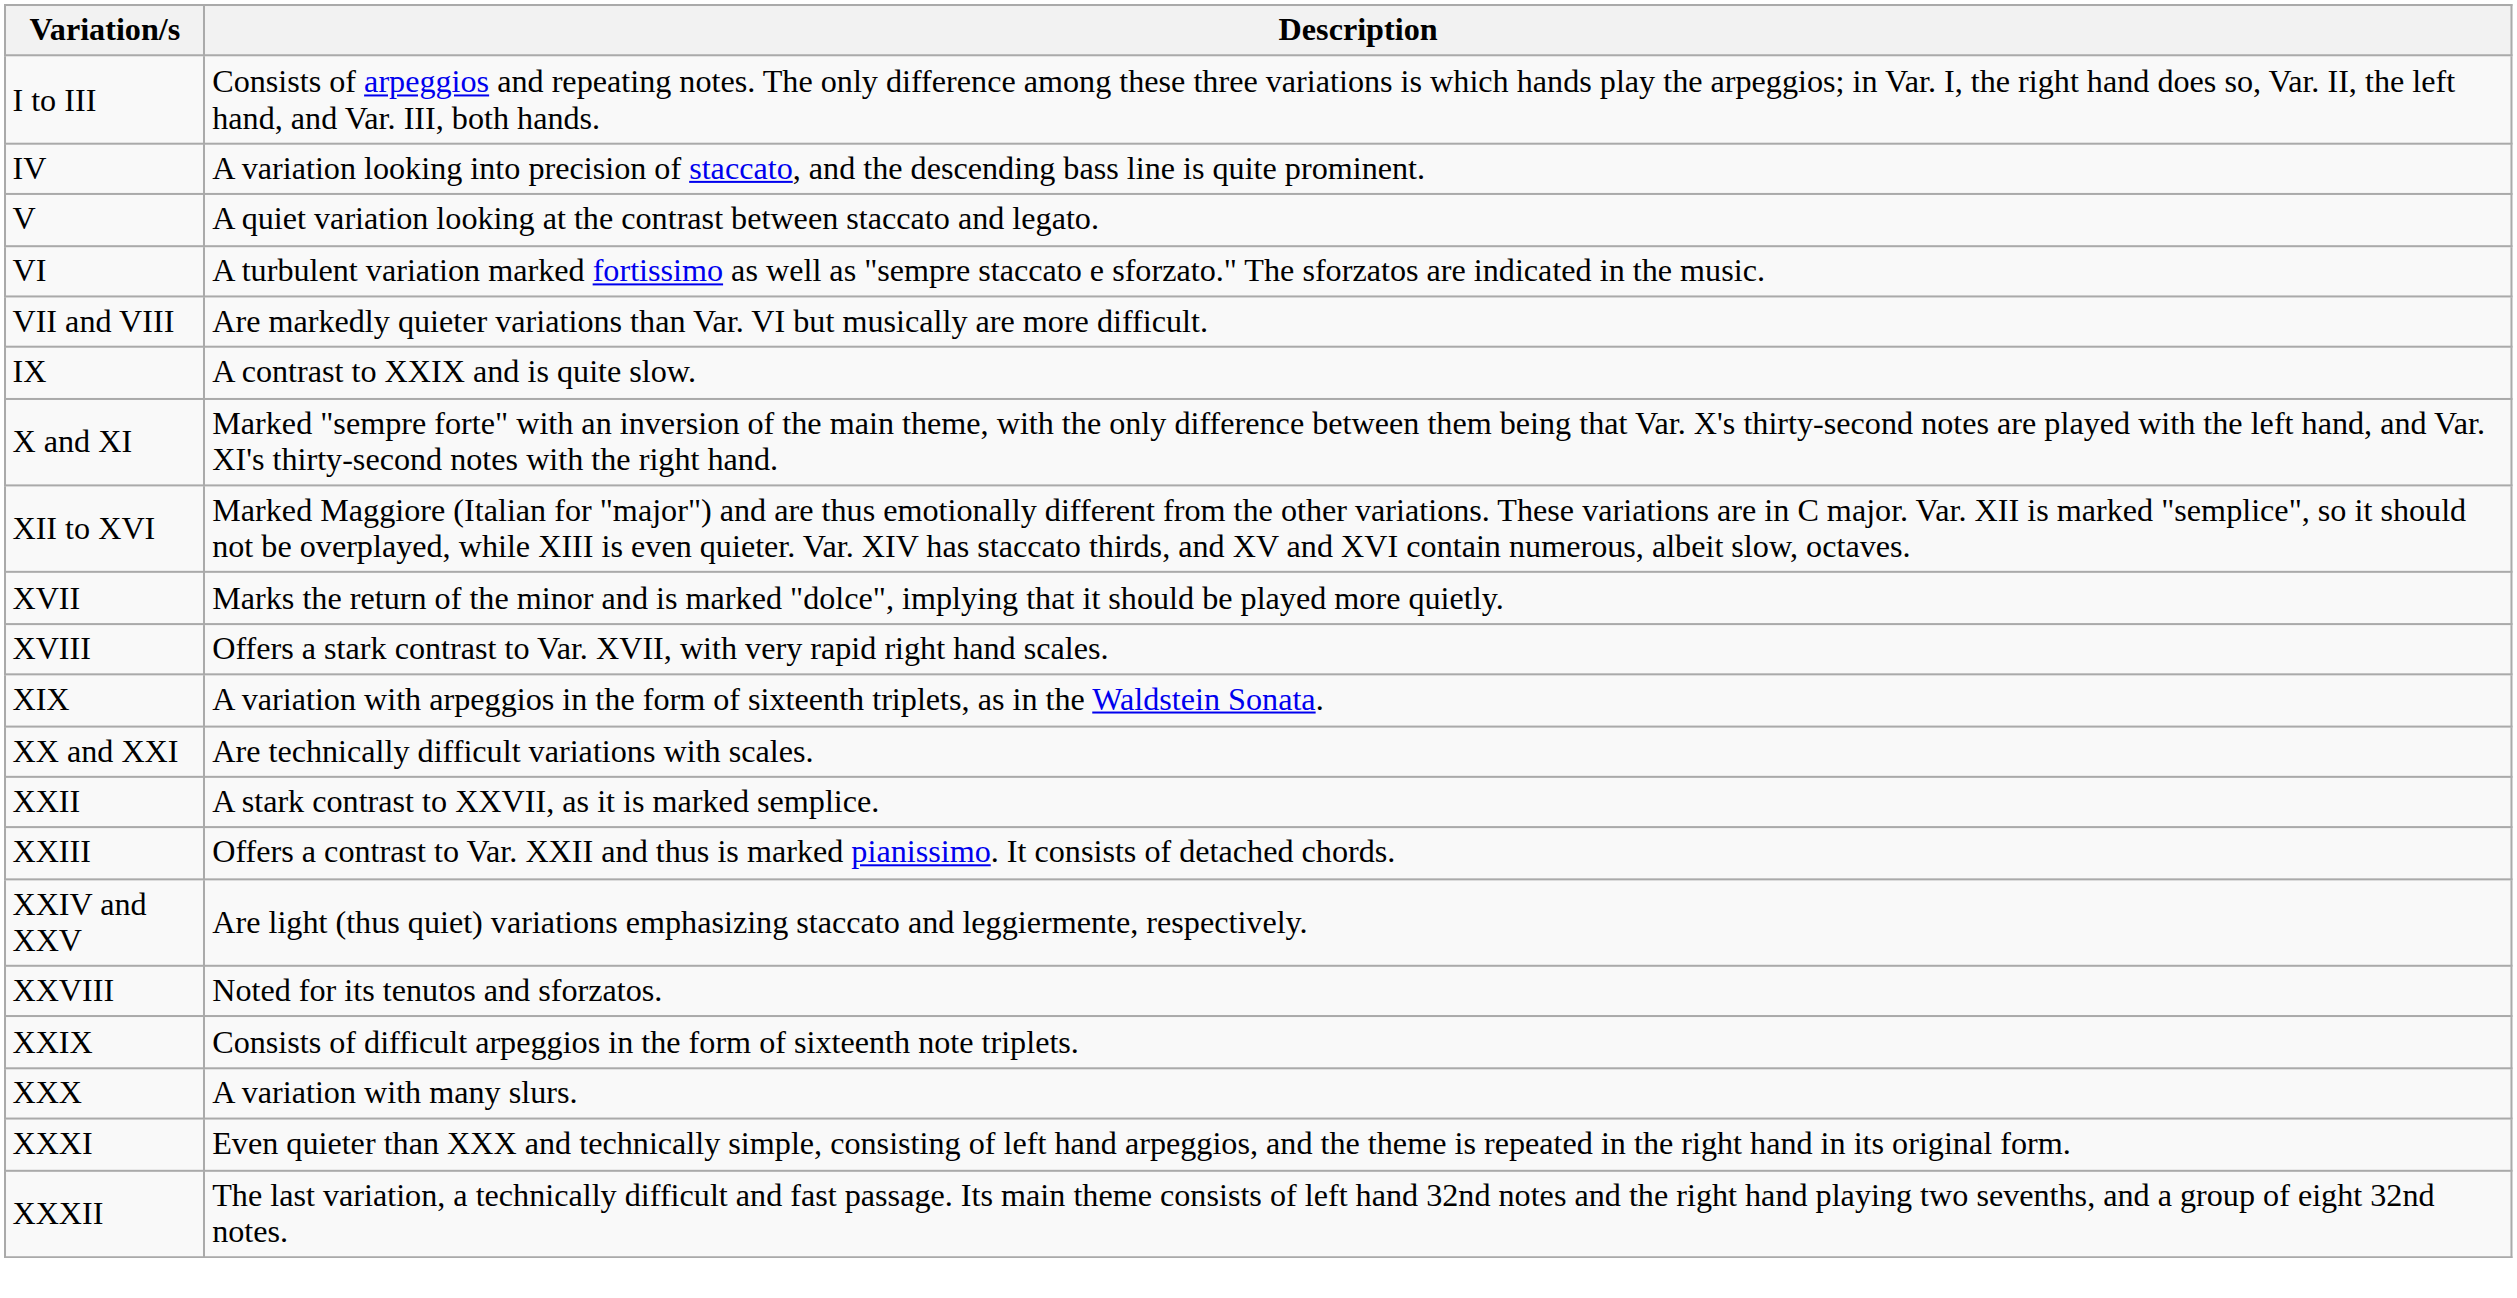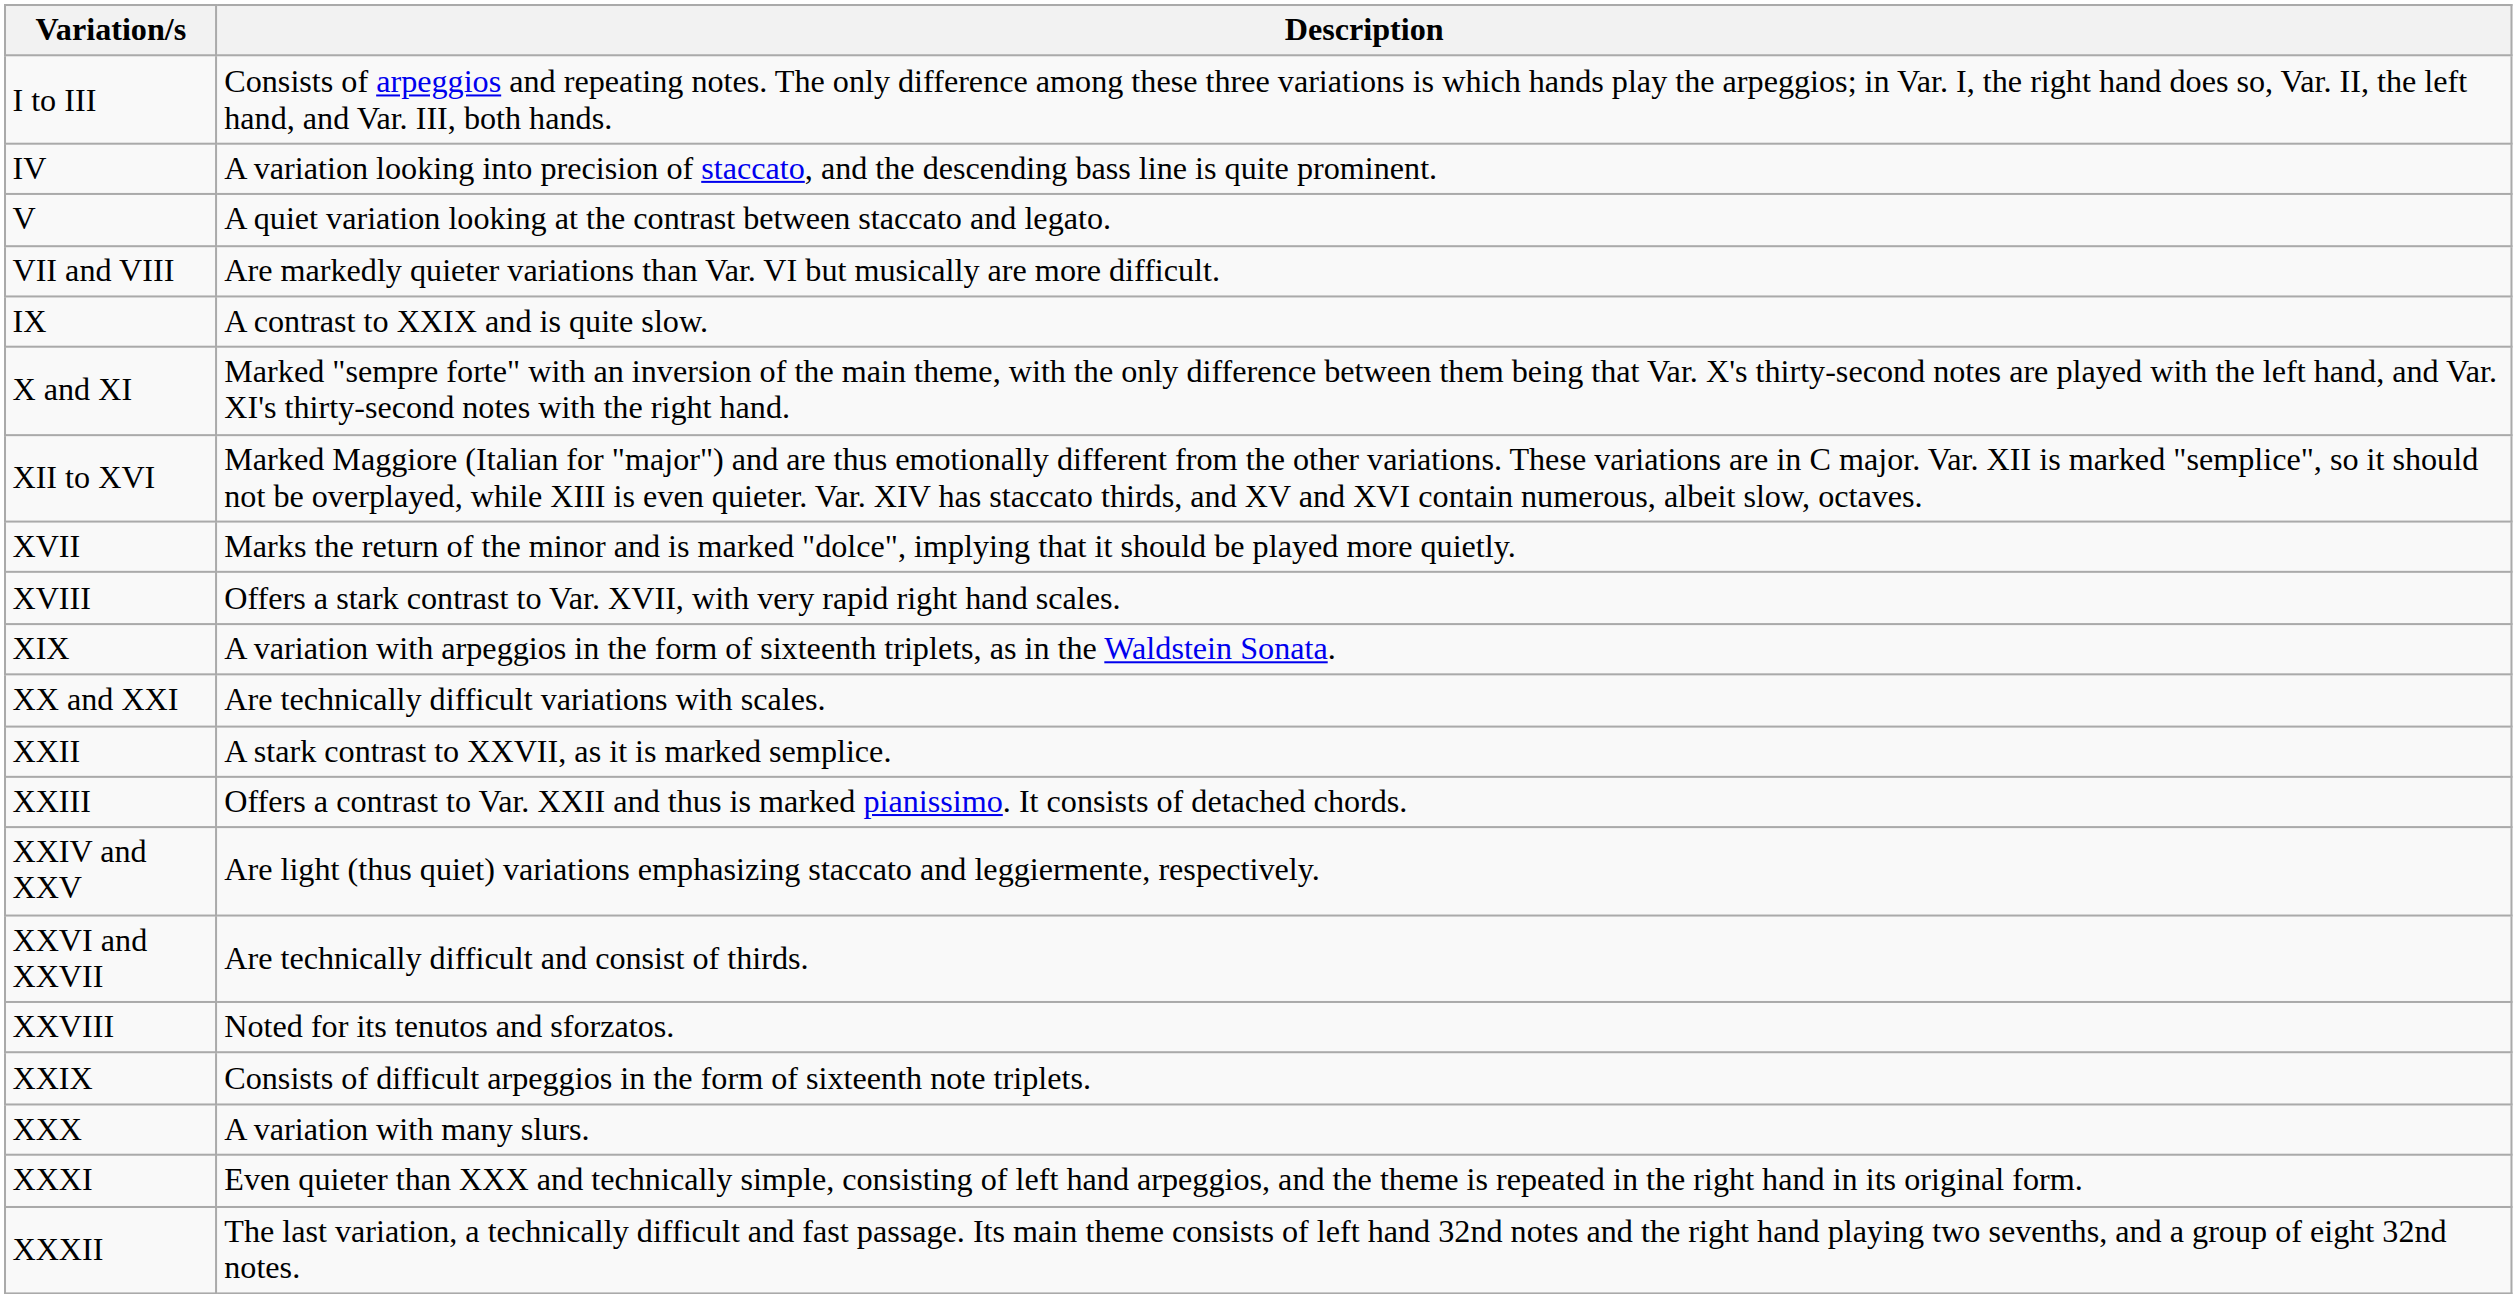- row: (29, 270)
+ row: (80, 957)
